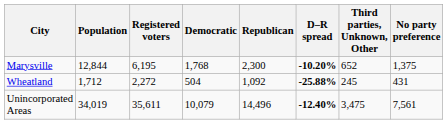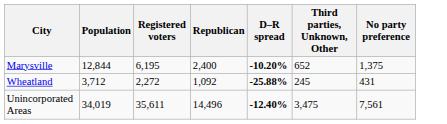- column: (211, 30)
(254, 65) 2,300 -> (205, 65) 2,400
(90, 82) 1,712 -> (94, 82) 3,712
